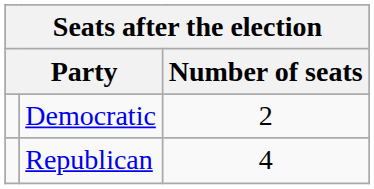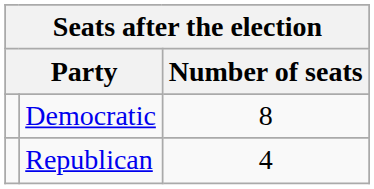(266, 115) 2 -> (266, 115) 8
